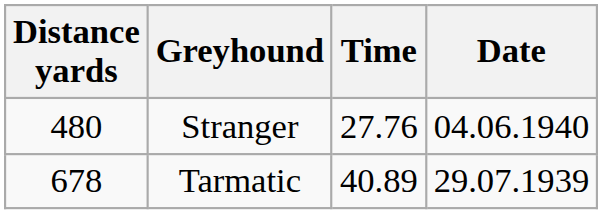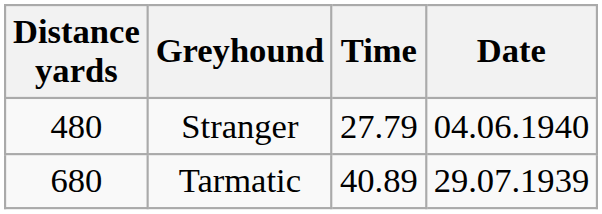(379, 125) 27.76 -> (379, 125) 27.79
(76, 180) 678 -> (76, 180) 680
